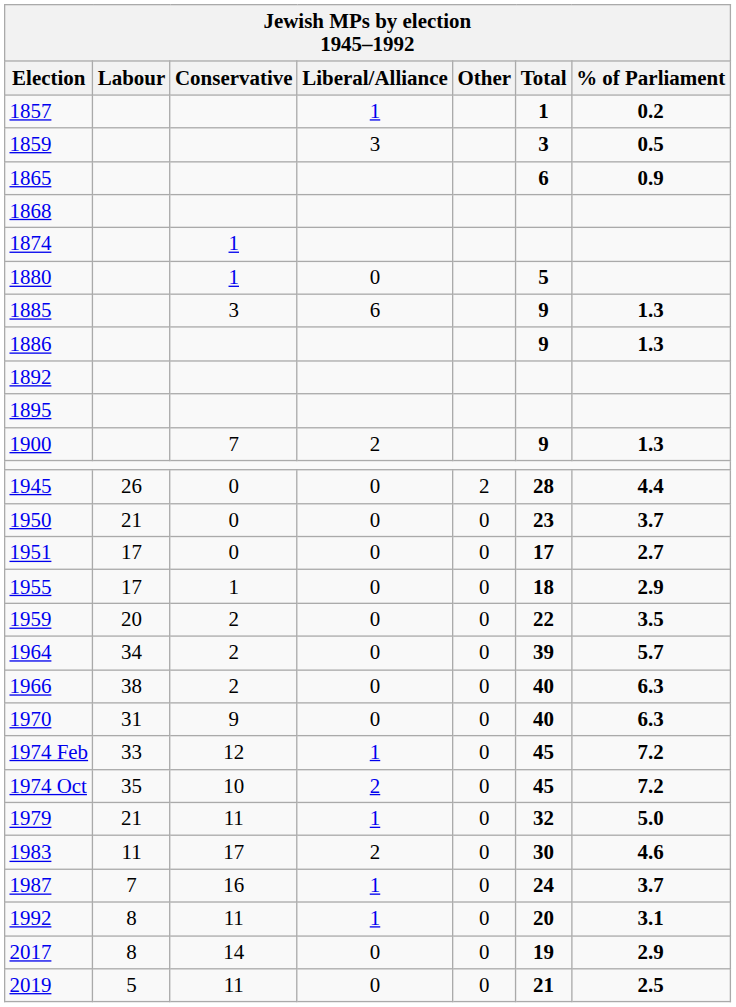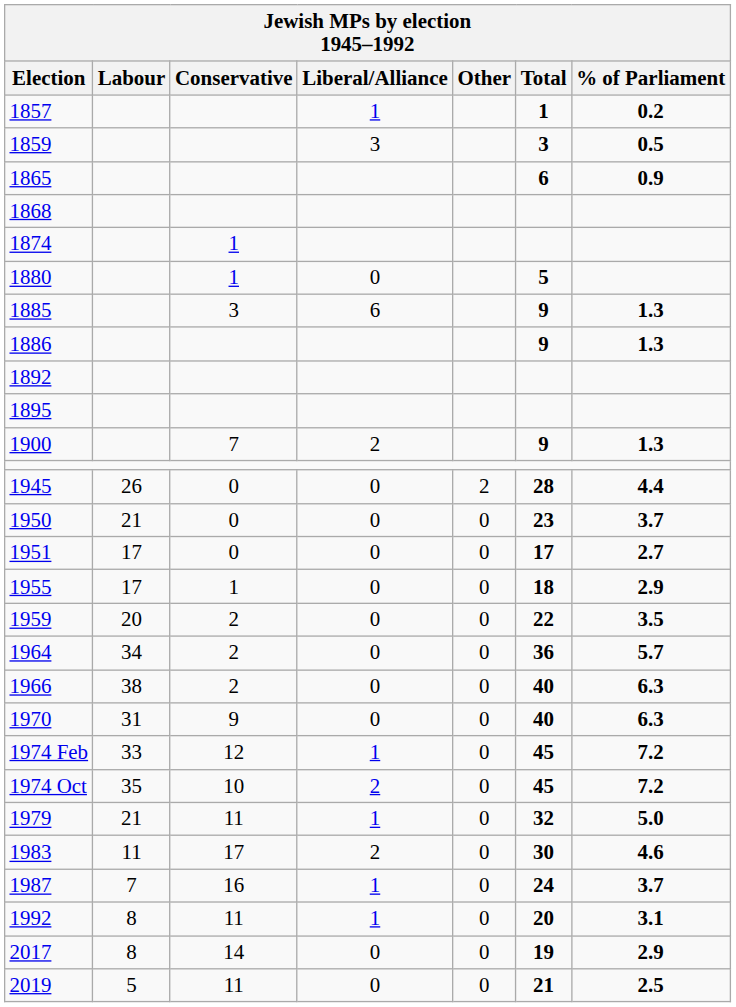(544, 652) 39 -> (544, 652) 36
